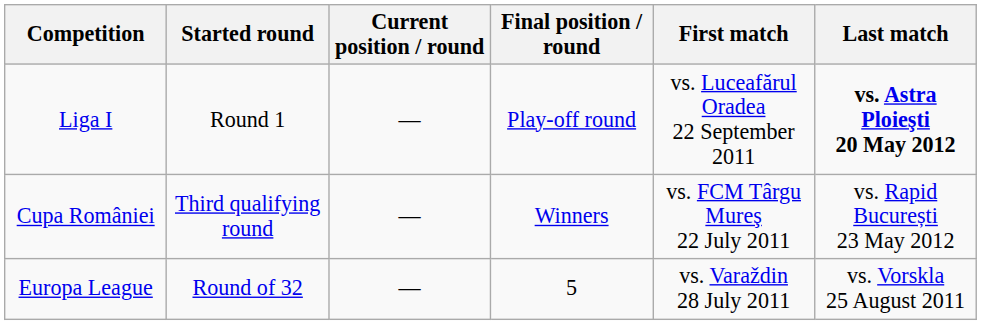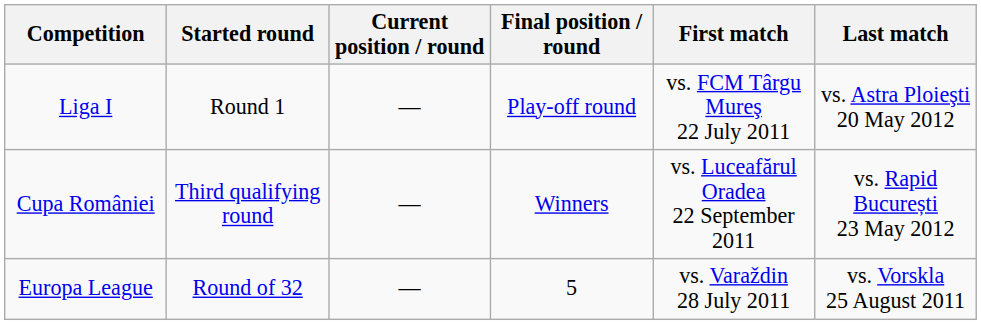(734, 119) vs. Luceafărul Oradea 22 September 2011 -> (734, 106) vs. FCM Târgu Mureş 22 July 2011
(896, 119) bold -> (896, 106) normal
(734, 216) vs. FCM Târgu Mureş 22 July 2011 -> (734, 203) vs. Luceafărul Oradea 22 September 2011
